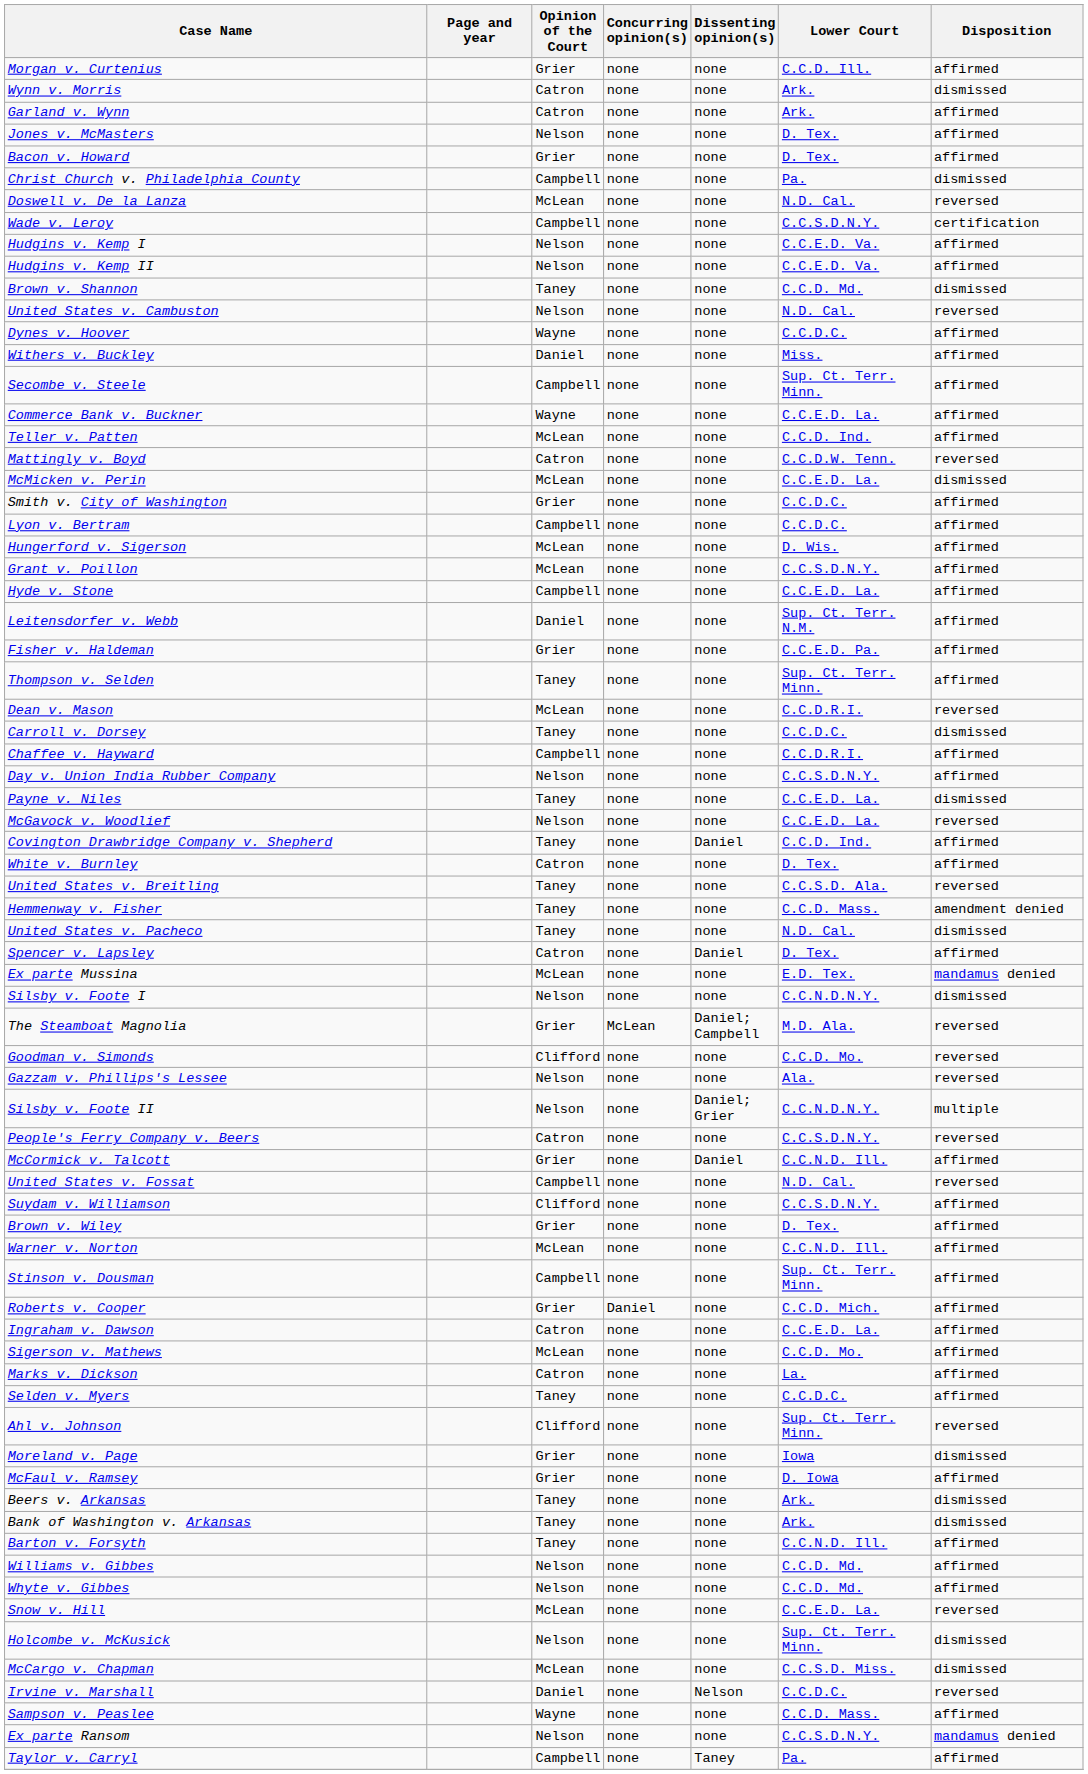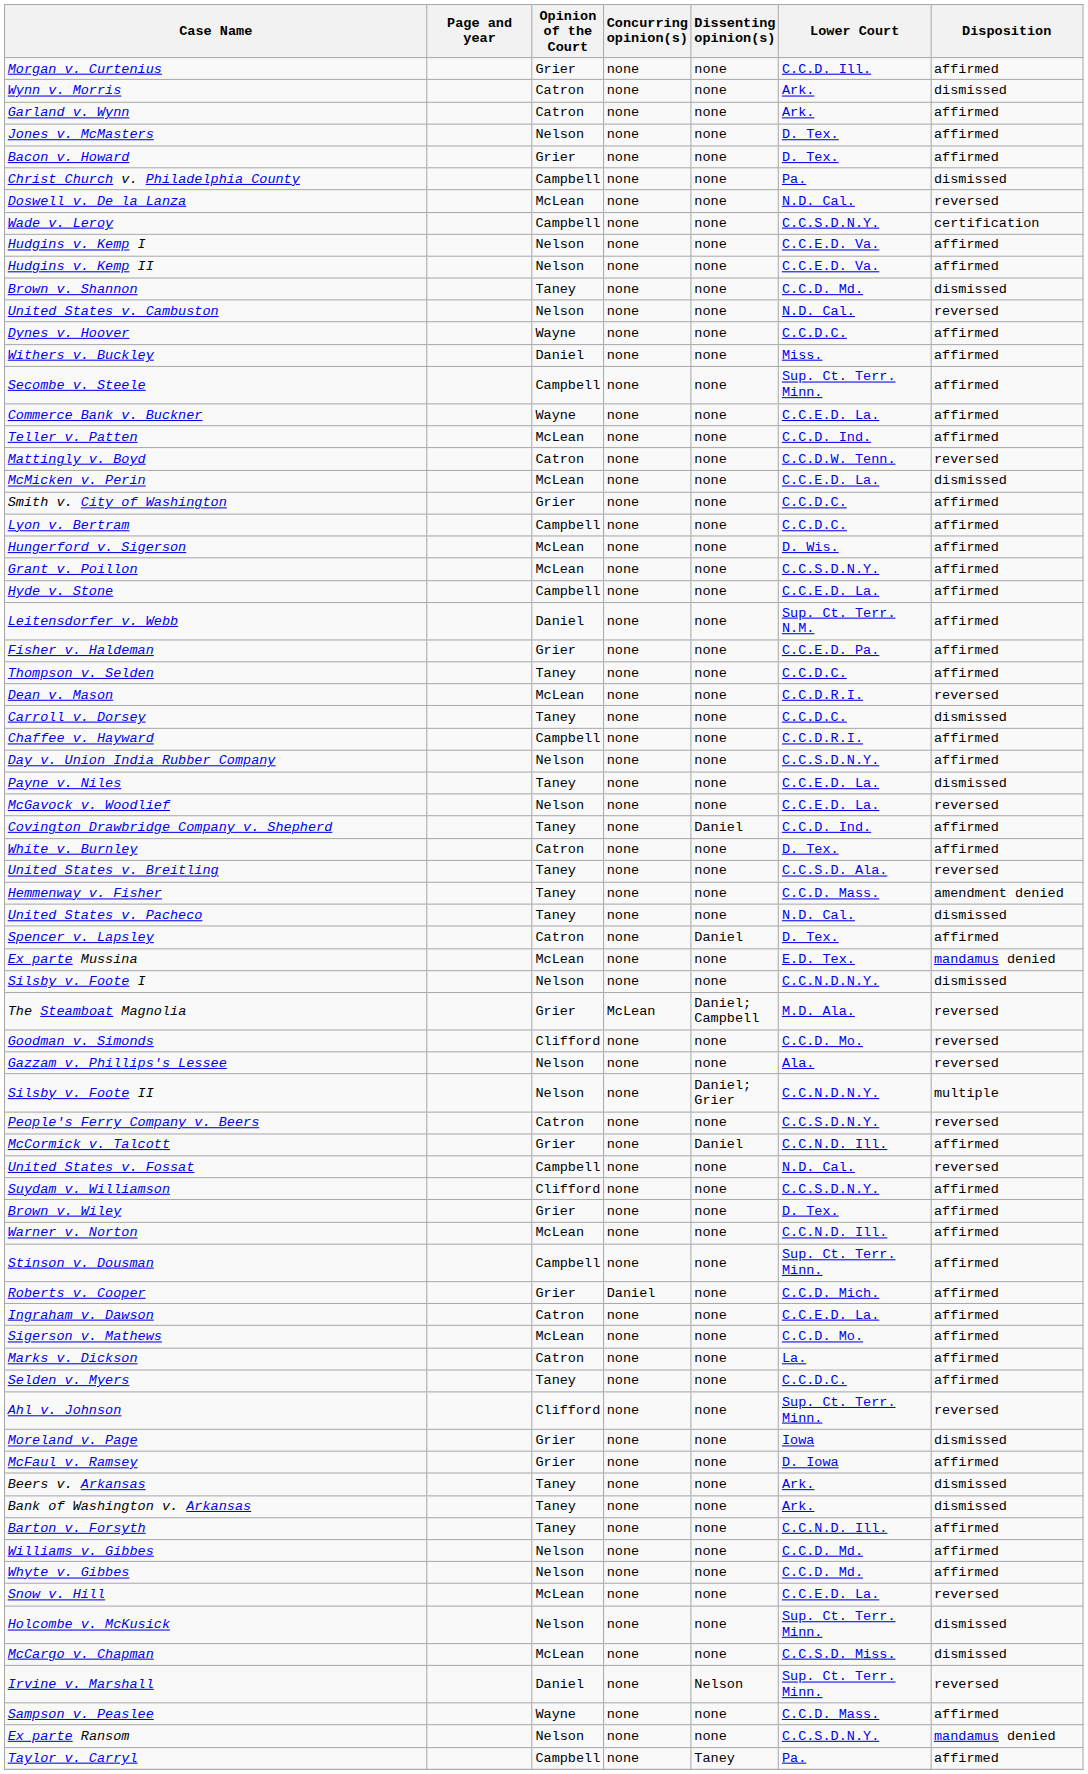(839, 681) Sup. Ct. Terr. Minn. -> (814, 673) C.C.D.C.
(814, 1692) C.C.D.C. -> (839, 1684) Sup. Ct. Terr. Minn.
